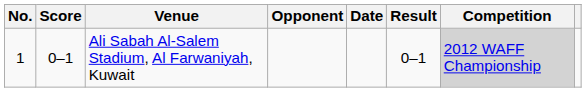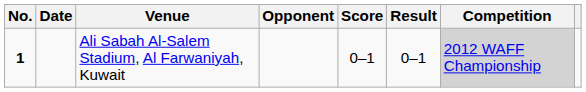columns swapped: (367, 16) <-> (61, 16)
(20, 57) normal -> (20, 57) bold
